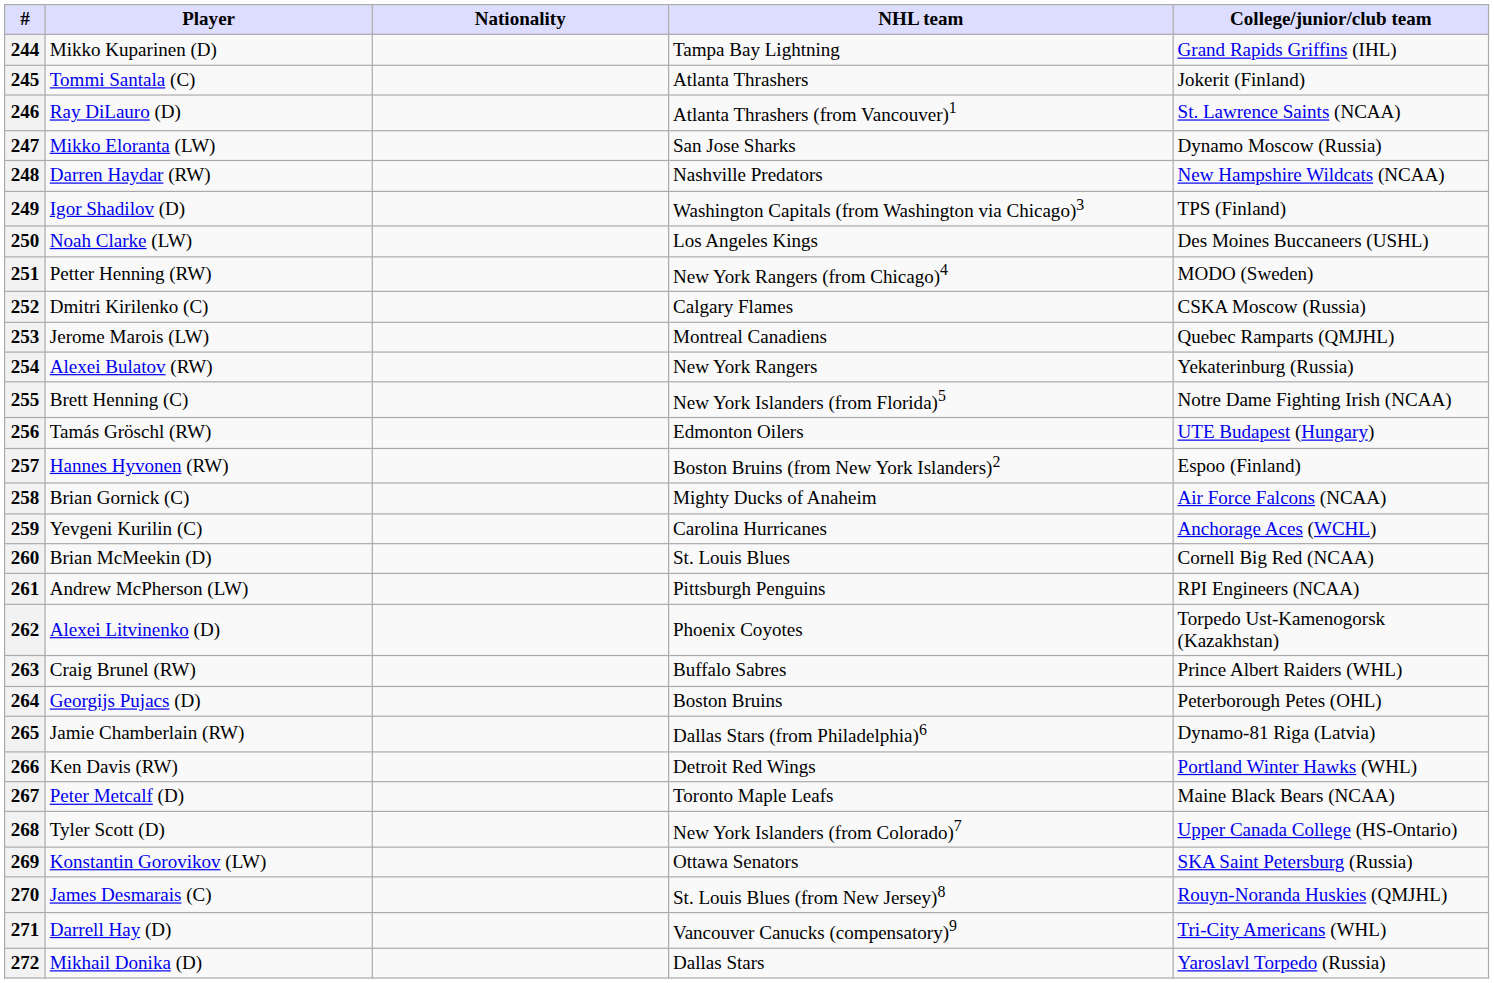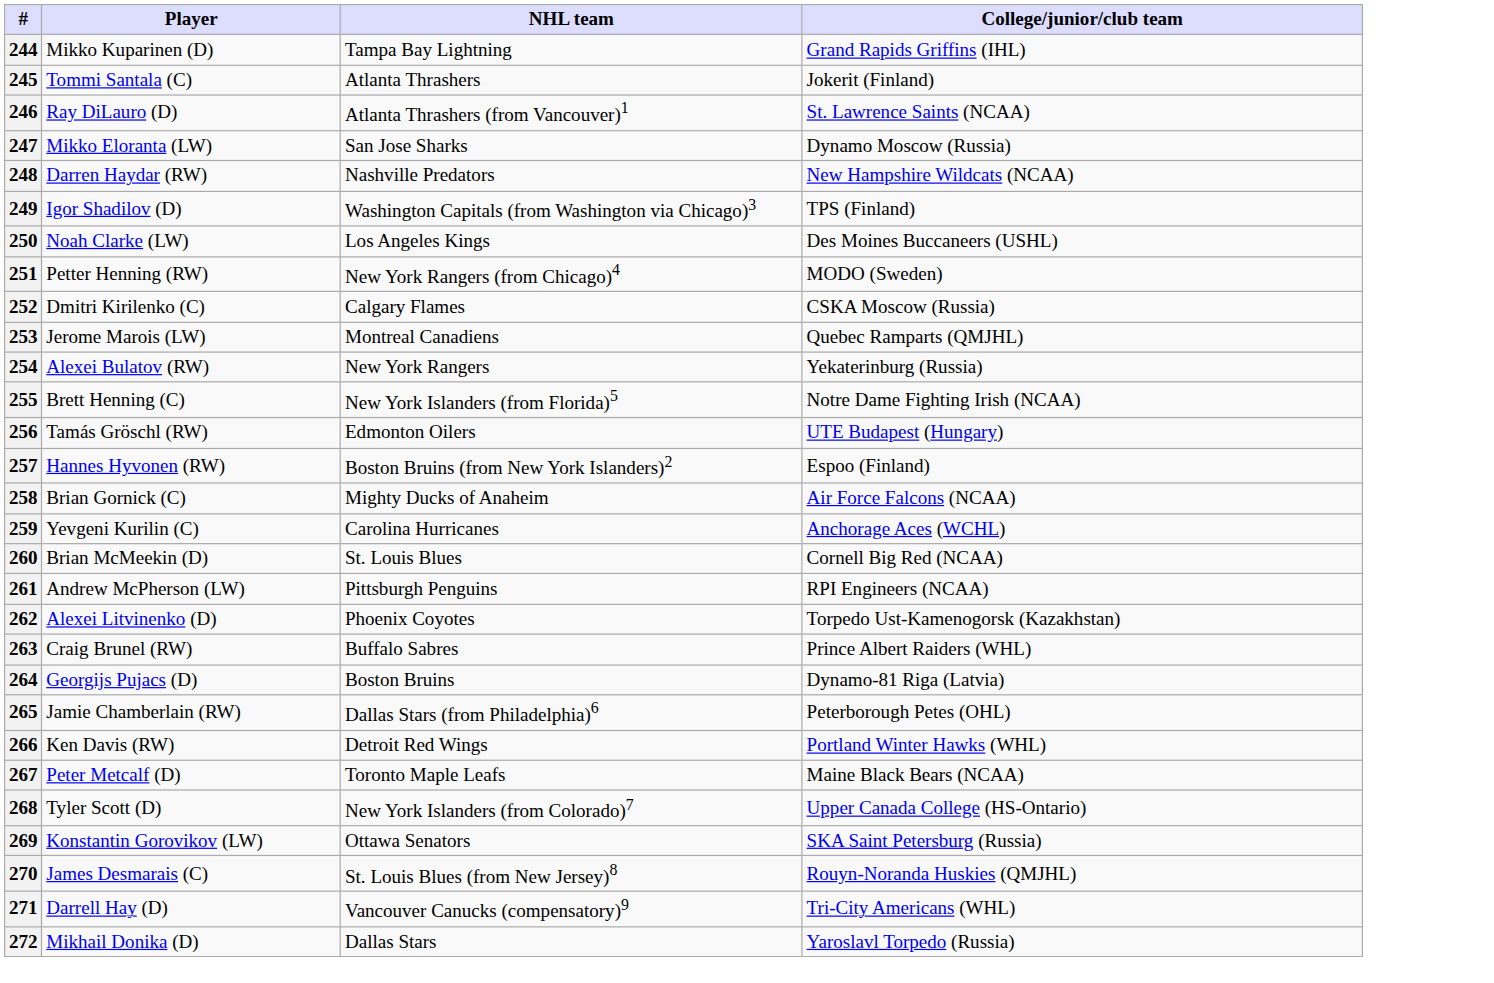- column: (520, 19)
(1280, 700) Peterborough Petes (OHL) -> (905, 679) Dynamo-81 Riga (Latvia)
(1276, 733) Dynamo-81 Riga (Latvia) -> (909, 712) Peterborough Petes (OHL)
